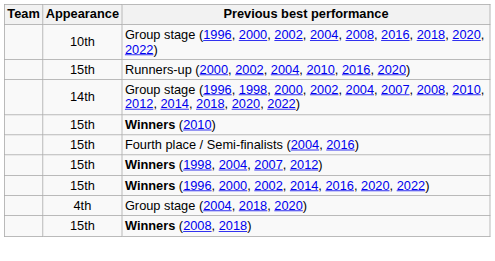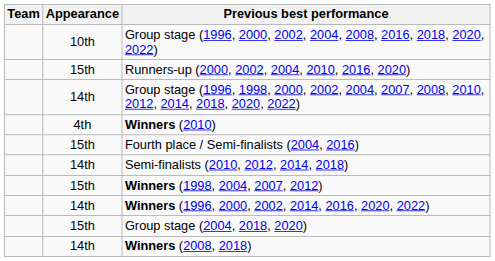(82, 124) 15th -> (82, 124) 4th
+ row: (237, 165)
(82, 185) 15th -> (82, 205) 14th
(82, 205) 4th -> (82, 226) 15th
(82, 226) 15th -> (82, 246) 14th
